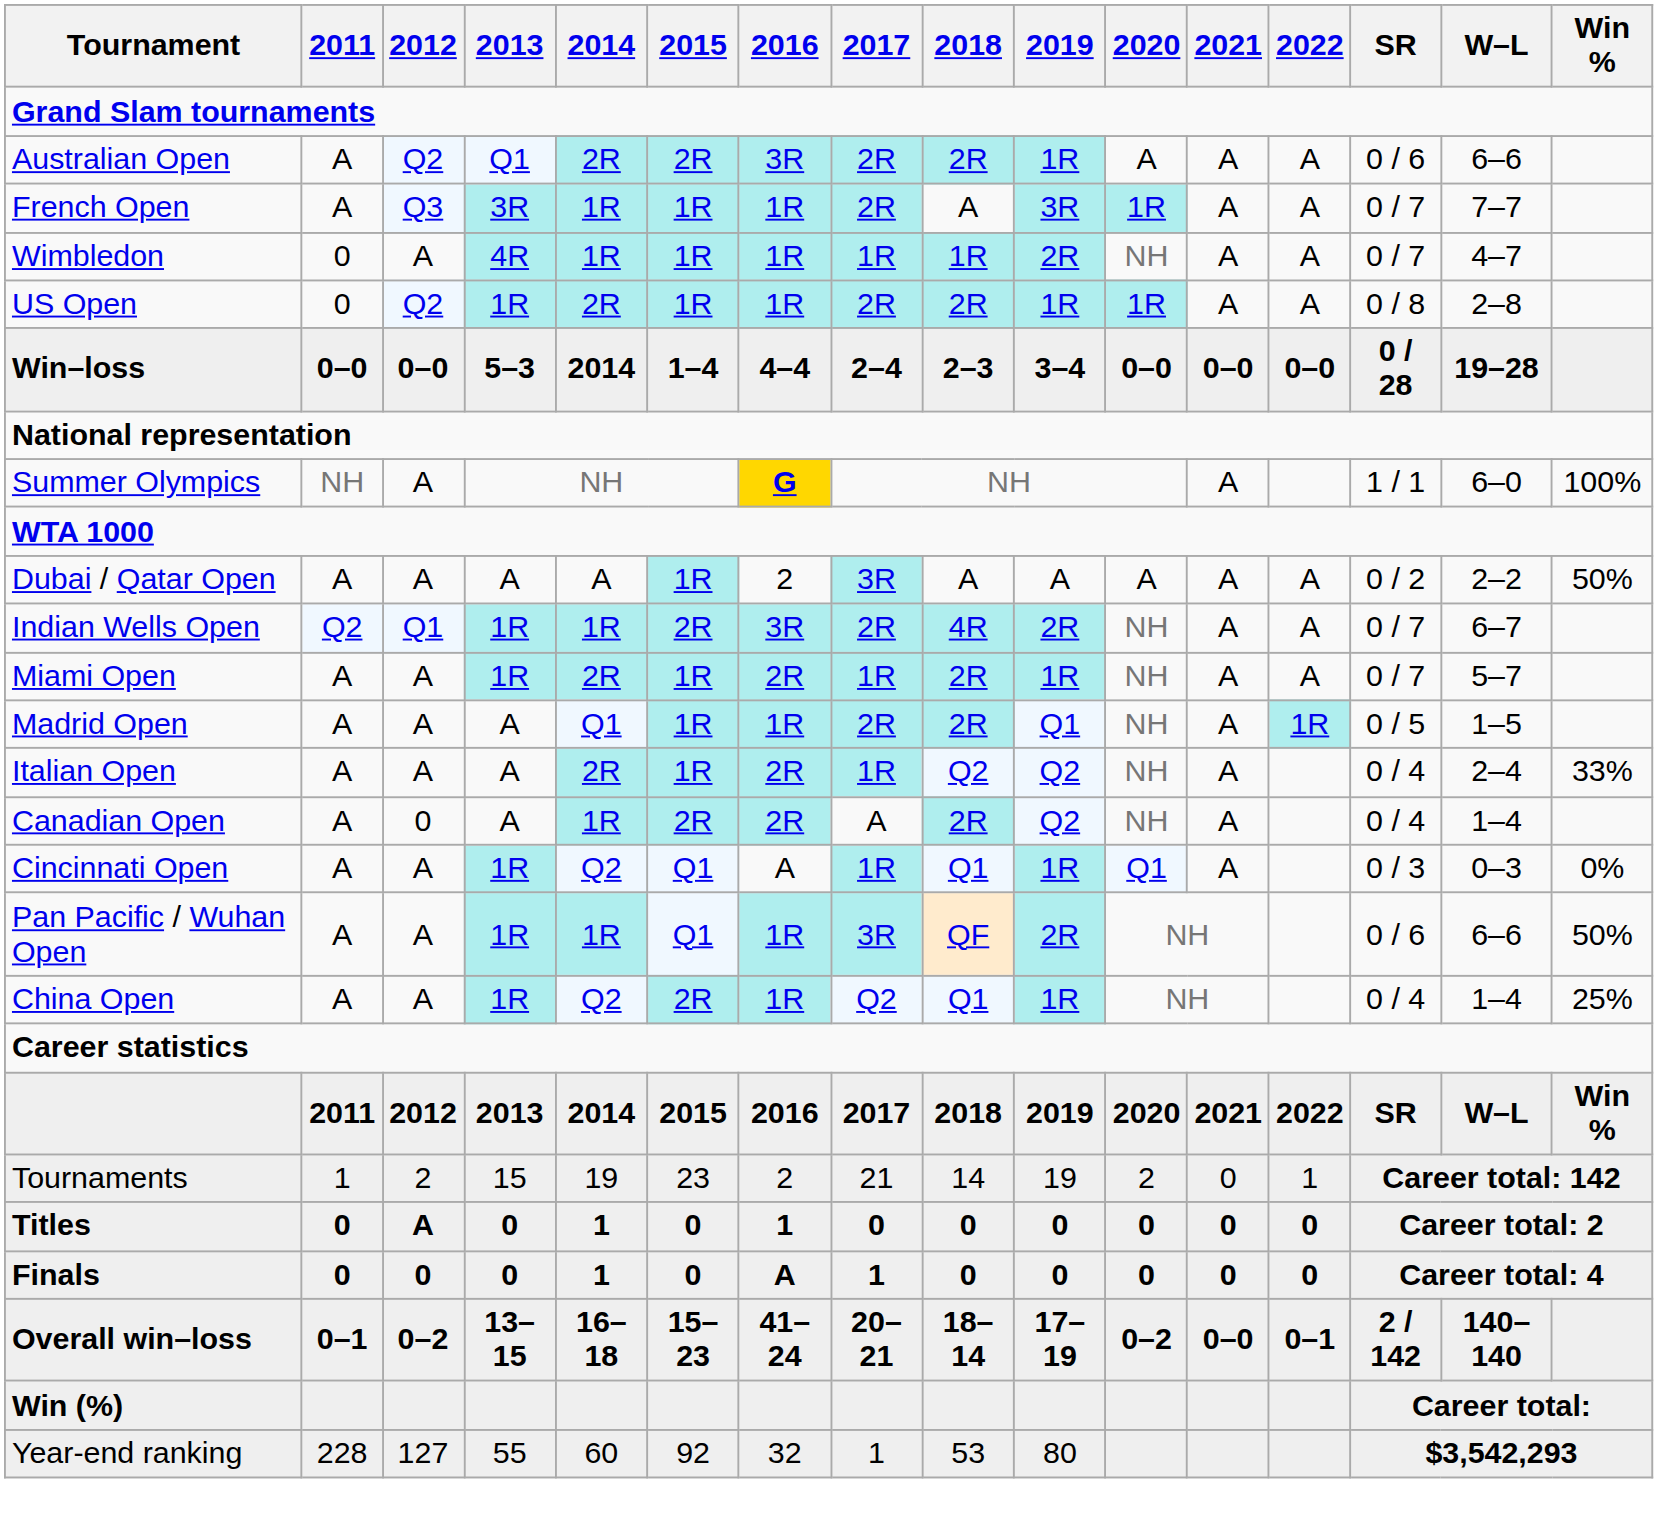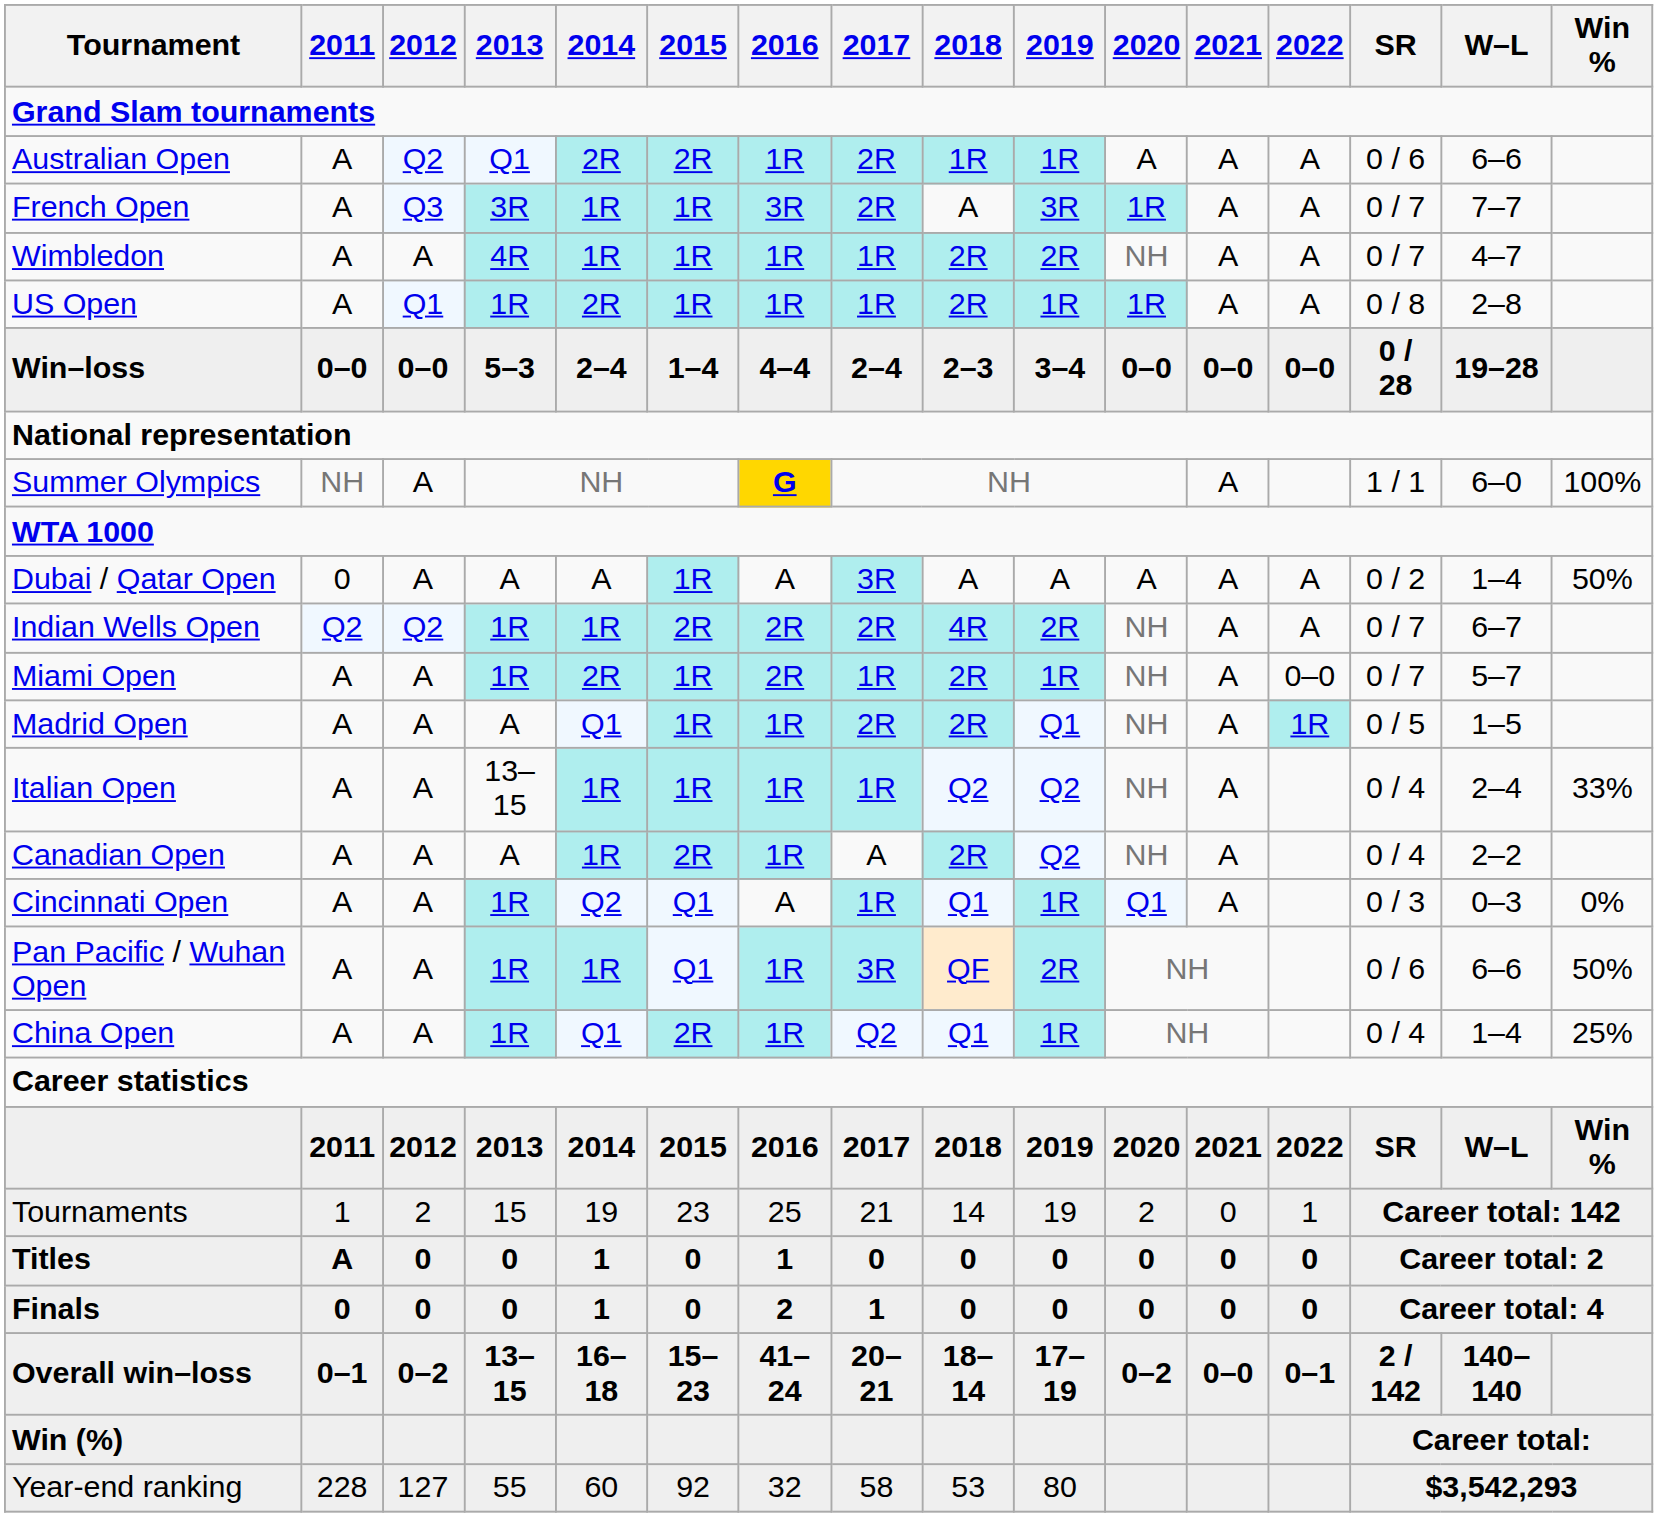(785, 159) 3R -> (785, 159) 1R
(968, 159) 2R -> (968, 159) 1R
(785, 207) 1R -> (785, 207) 3R
(342, 255) 0 -> (342, 255) A
(968, 255) 1R -> (968, 255) 2R
(342, 303) 0 -> (342, 303) A
(423, 303) Q2 -> (423, 303) Q1
(876, 303) 2R -> (876, 303) 1R
(601, 369) 2014 -> (601, 369) 2–4
(342, 579) A -> (342, 579) 0
(785, 579) 2 -> (785, 579) A
(1496, 579) 2–2 -> (1496, 579) 1–4
(423, 627) Q1 -> (423, 627) Q2
(785, 627) 3R -> (785, 627) 2R
(1310, 675) A -> (1310, 675) 0–0
(510, 771) A -> (510, 789) 13–15
(601, 771) 2R -> (601, 789) 1R
(785, 771) 2R -> (785, 789) 1R
(423, 820) 0 -> (423, 854) A
(785, 820) 2R -> (785, 854) 1R
(1496, 820) 1–4 -> (1496, 854) 2–2
(601, 999) Q2 -> (601, 1033) Q1
(785, 1177) 2 -> (785, 1212) 25
(342, 1226) 0 -> (342, 1260) A
(423, 1226) A -> (423, 1260) 0
(785, 1274) A -> (785, 1308) 2
(876, 1453) 1 -> (876, 1487) 58
